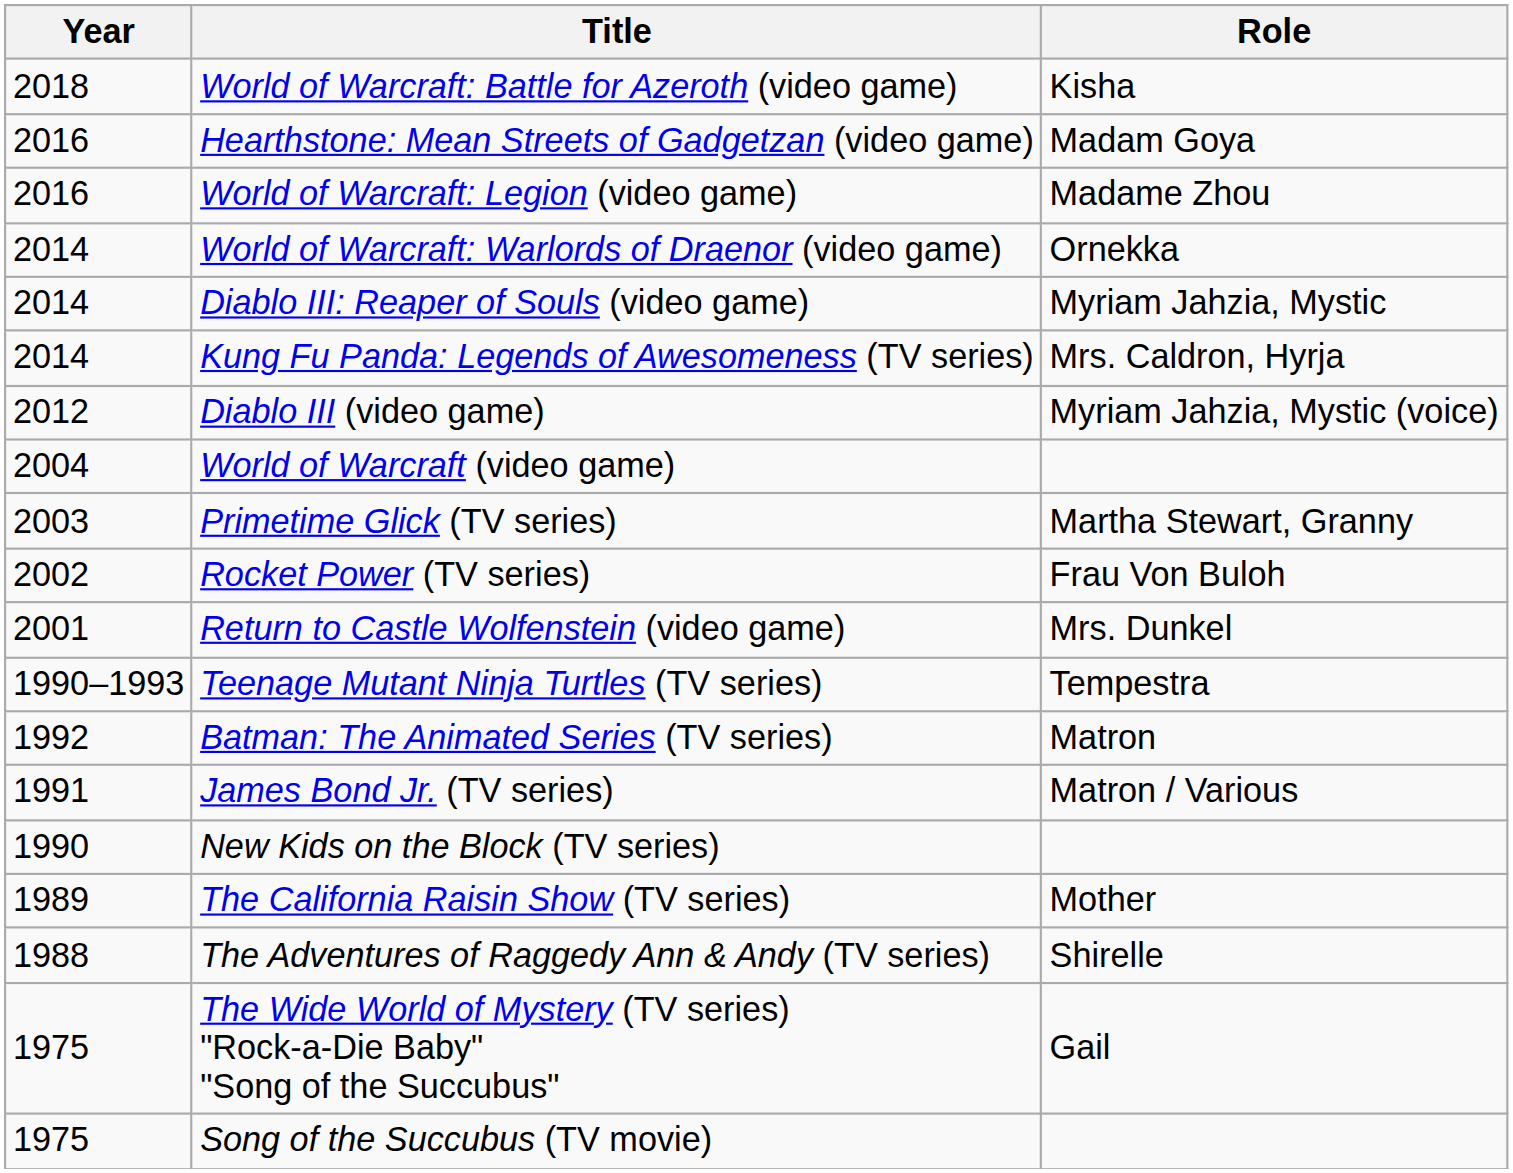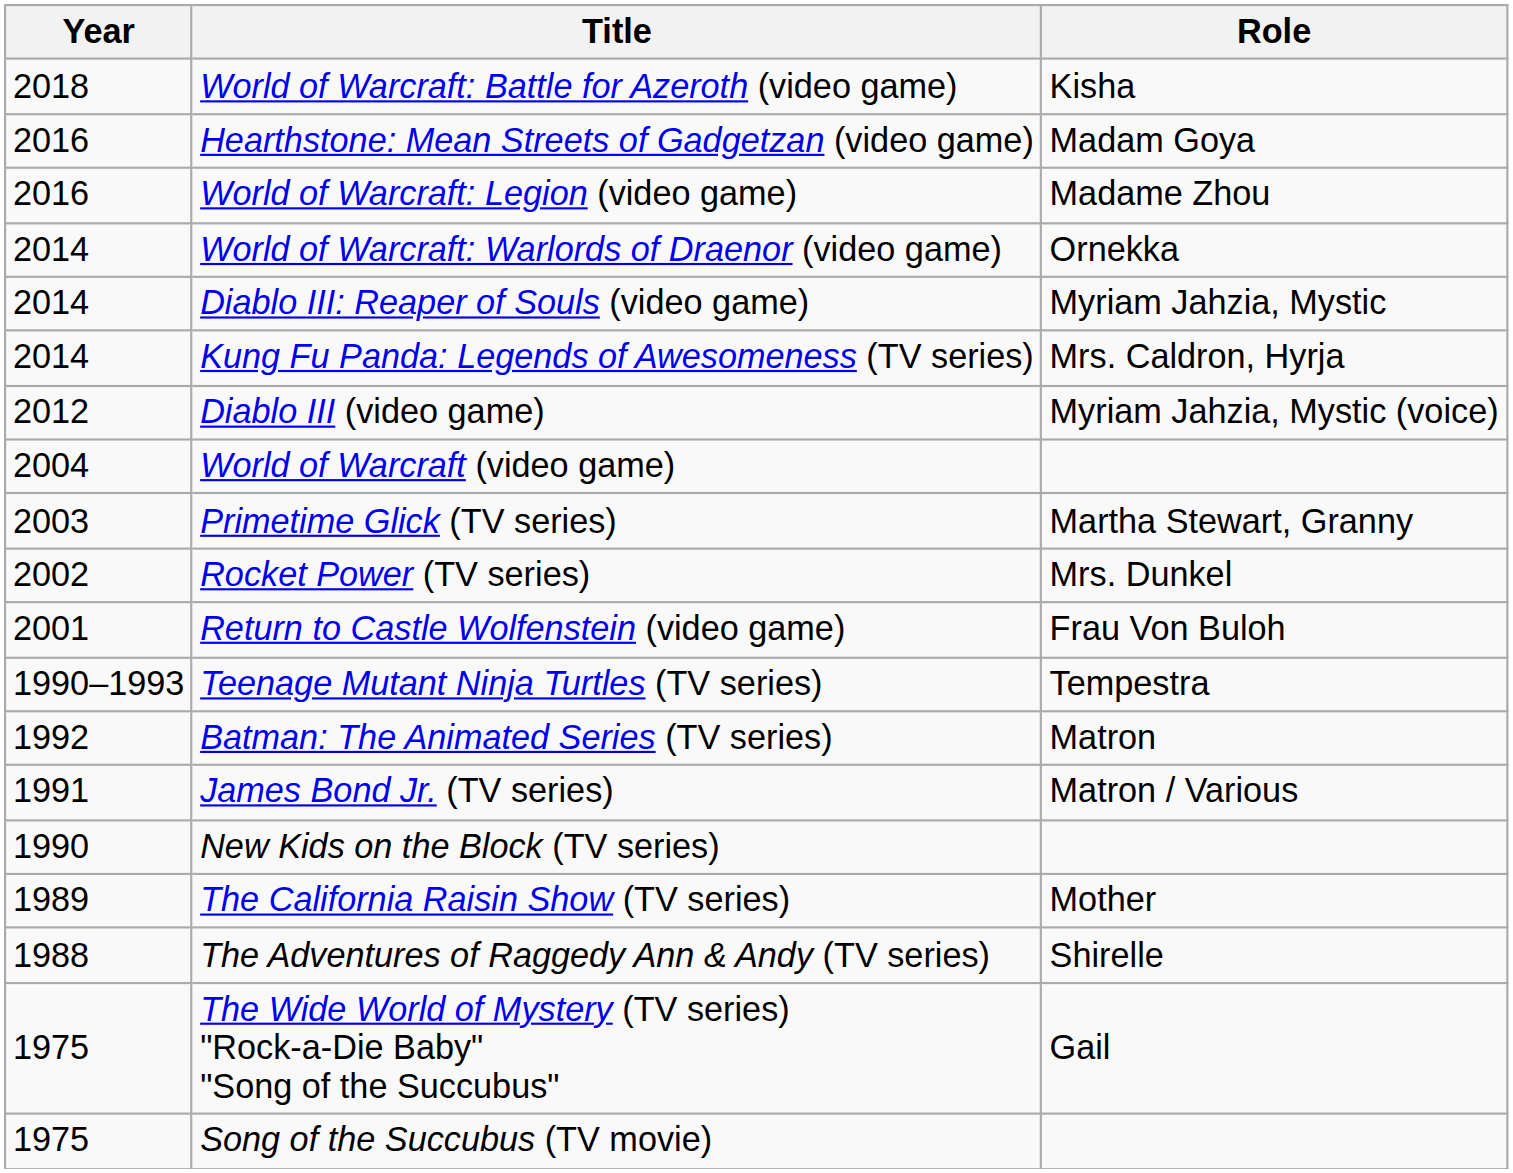(1168, 574) Frau Von Buloh -> (1141, 574) Mrs. Dunkel
(1141, 628) Mrs. Dunkel -> (1168, 628) Frau Von Buloh
